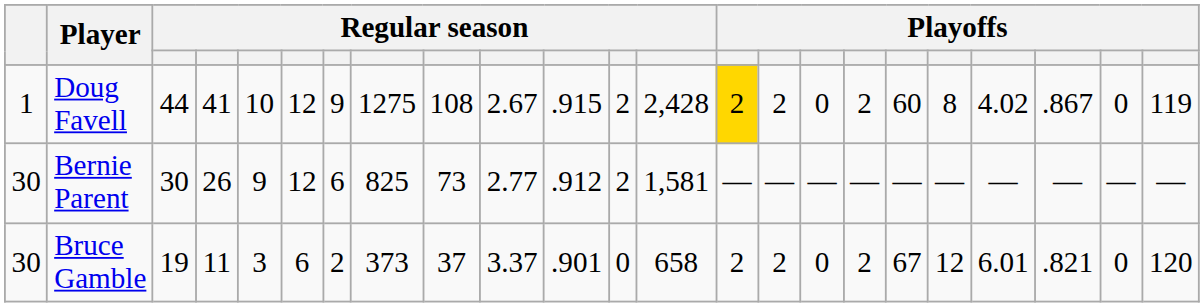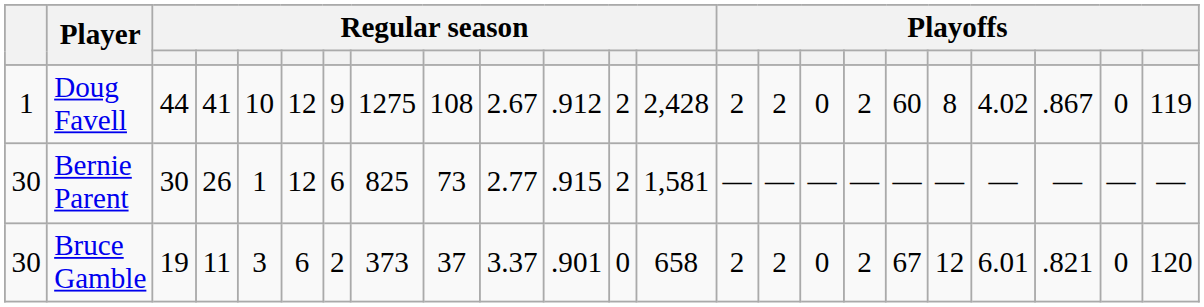(577, 103) .915 -> (577, 103) .912
(737, 103) gold background -> (737, 103) no background
(259, 182) 9 -> (259, 182) 1
(577, 182) .912 -> (577, 182) .915
